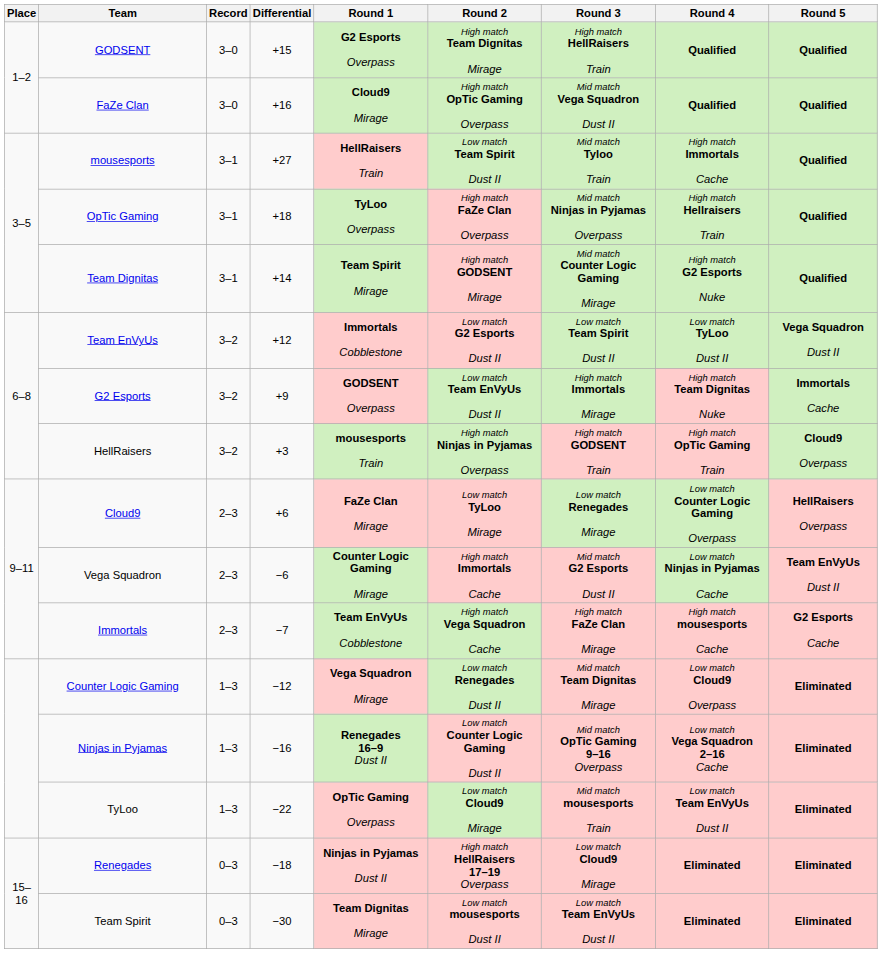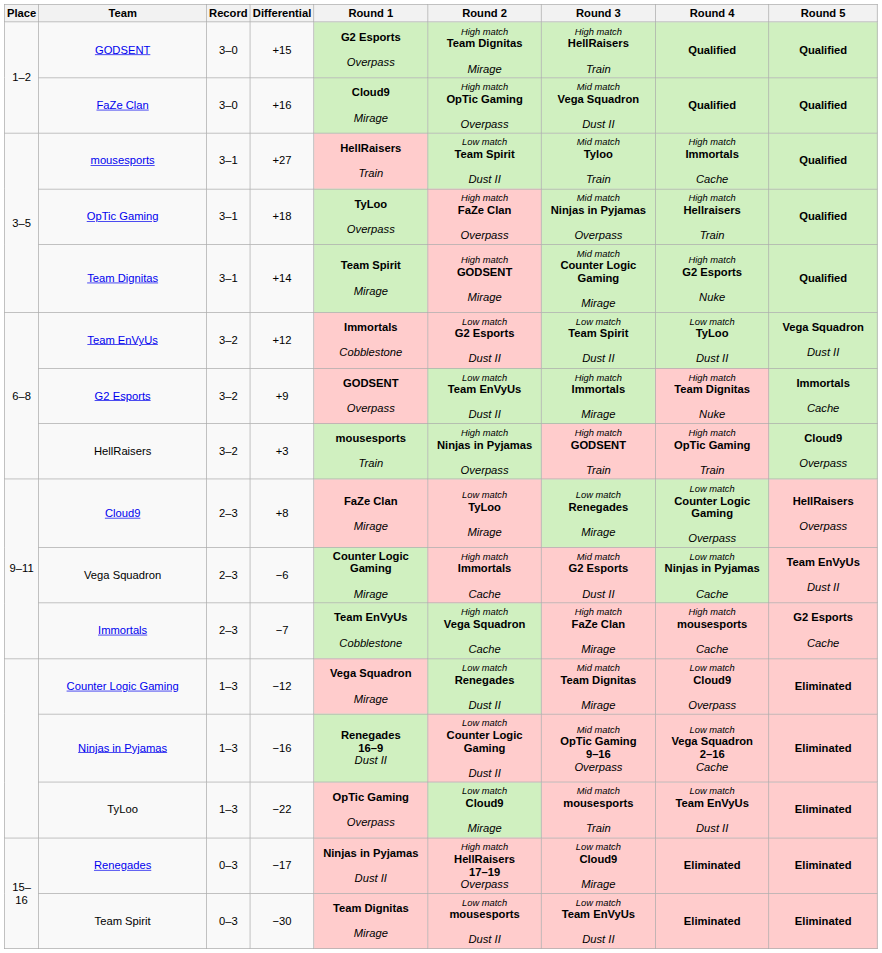(282, 513) +6 -> (282, 513) +8
(282, 865) −18 -> (282, 865) −17
